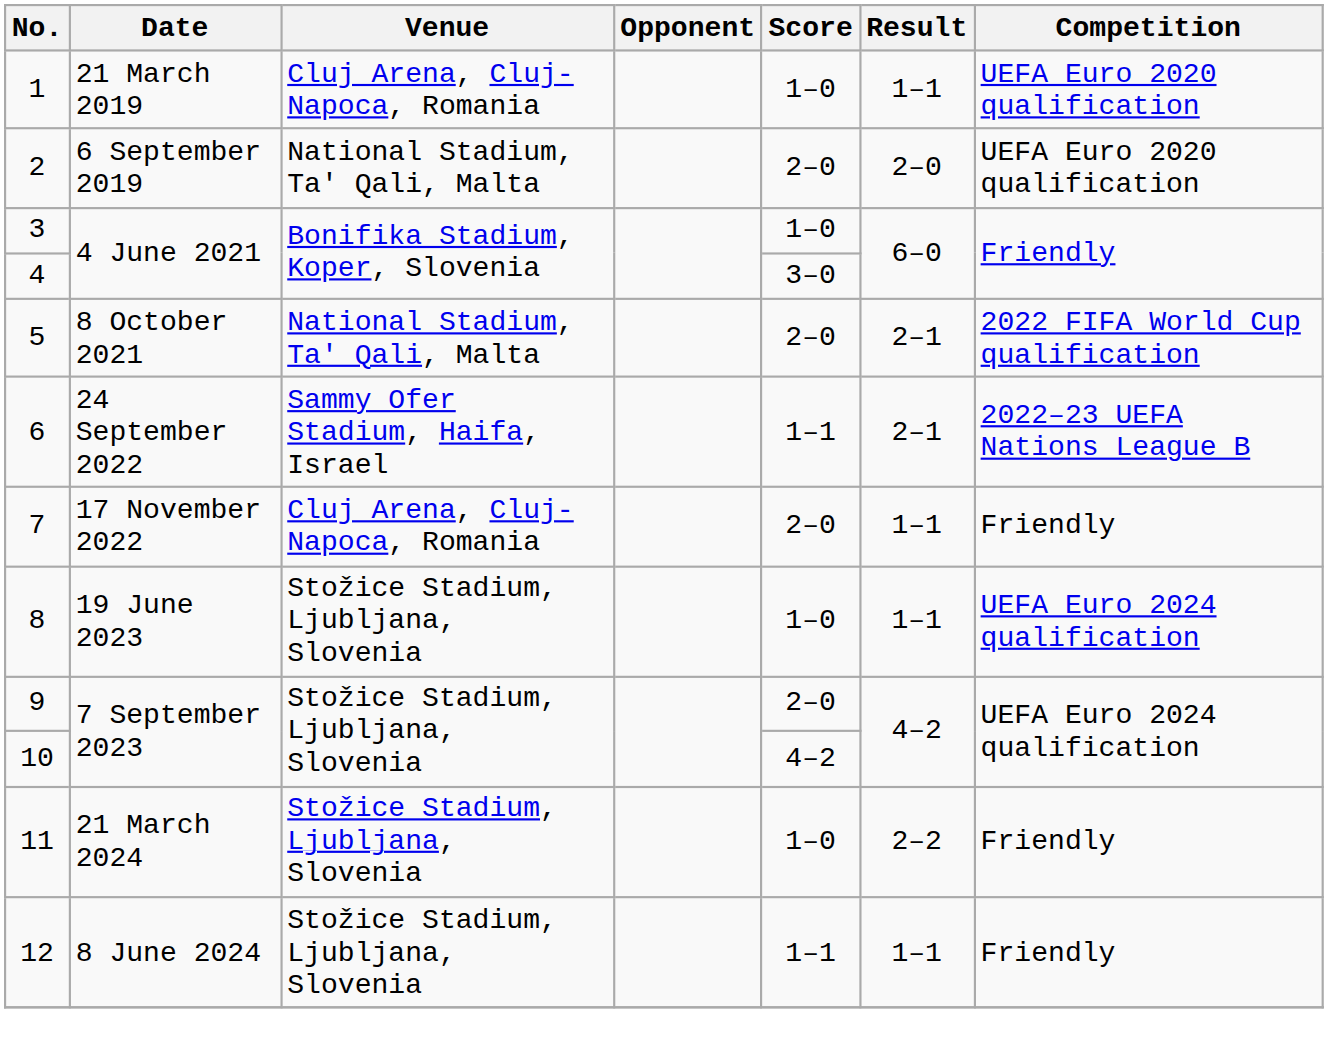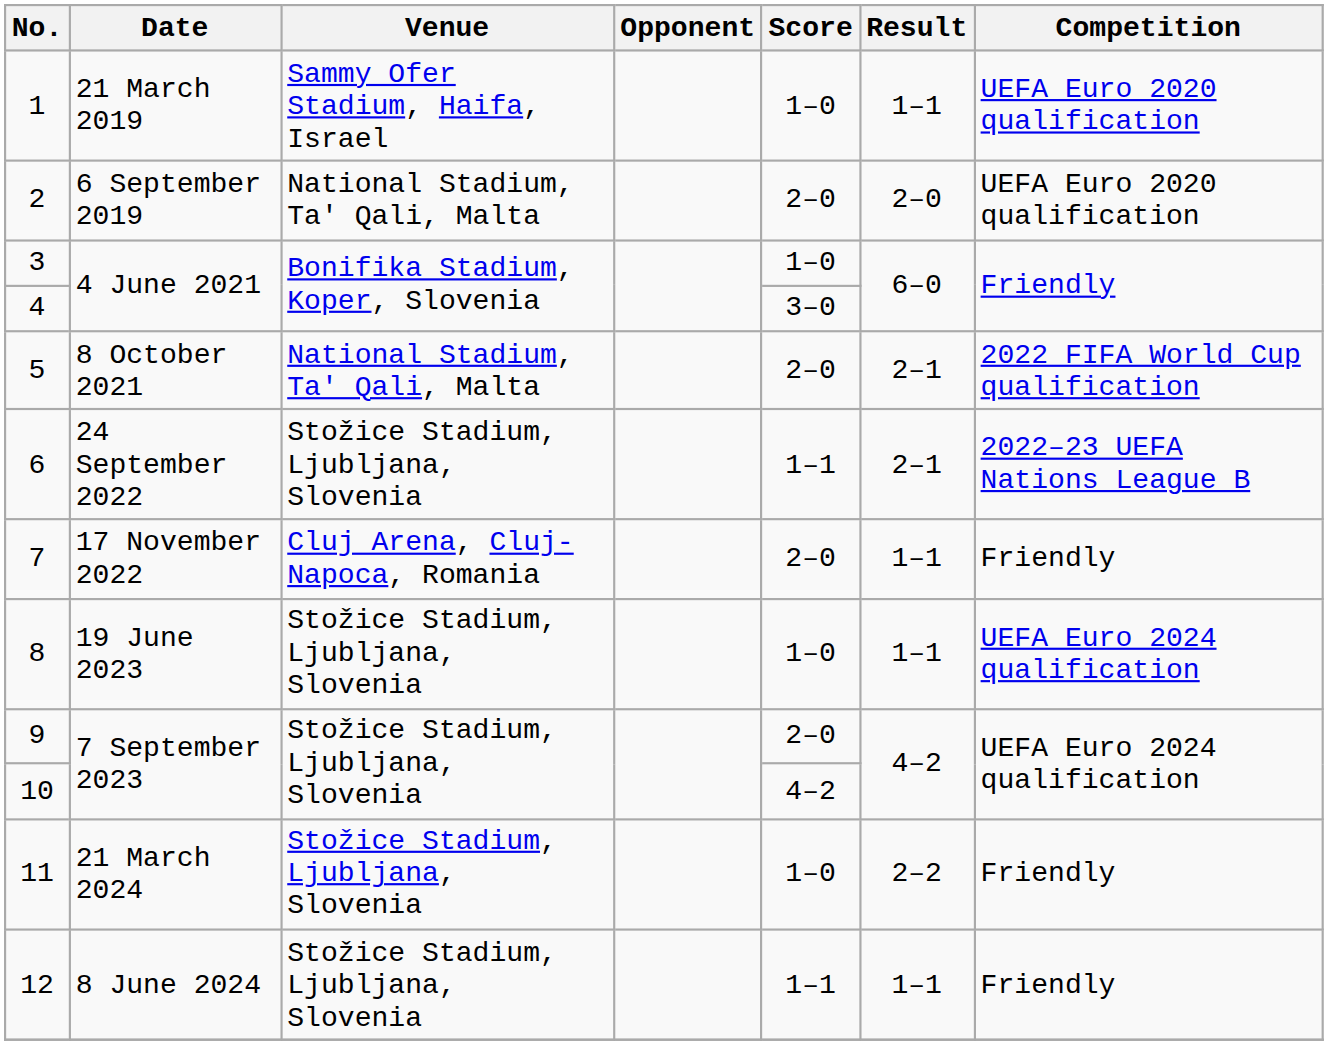(430, 90) Cluj Arena, Cluj-Napoca, Romania -> (414, 106) Sammy Ofer Stadium, Haifa, Israel
(414, 432) Sammy Ofer Stadium, Haifa, Israel -> (422, 465) Stožice Stadium, Ljubljana, Slovenia
